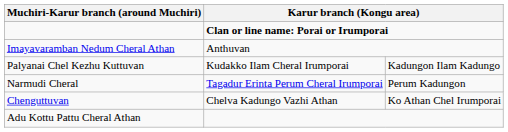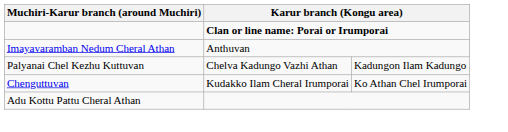(278, 65) Kudakko Ilam Cheral Irumporai -> (272, 65) Chelva Kadungo Vazhi Athan
- row: (43, 83)
(272, 100) Chelva Kadungo Vazhi Athan -> (278, 83) Kudakko Ilam Cheral Irumporai
